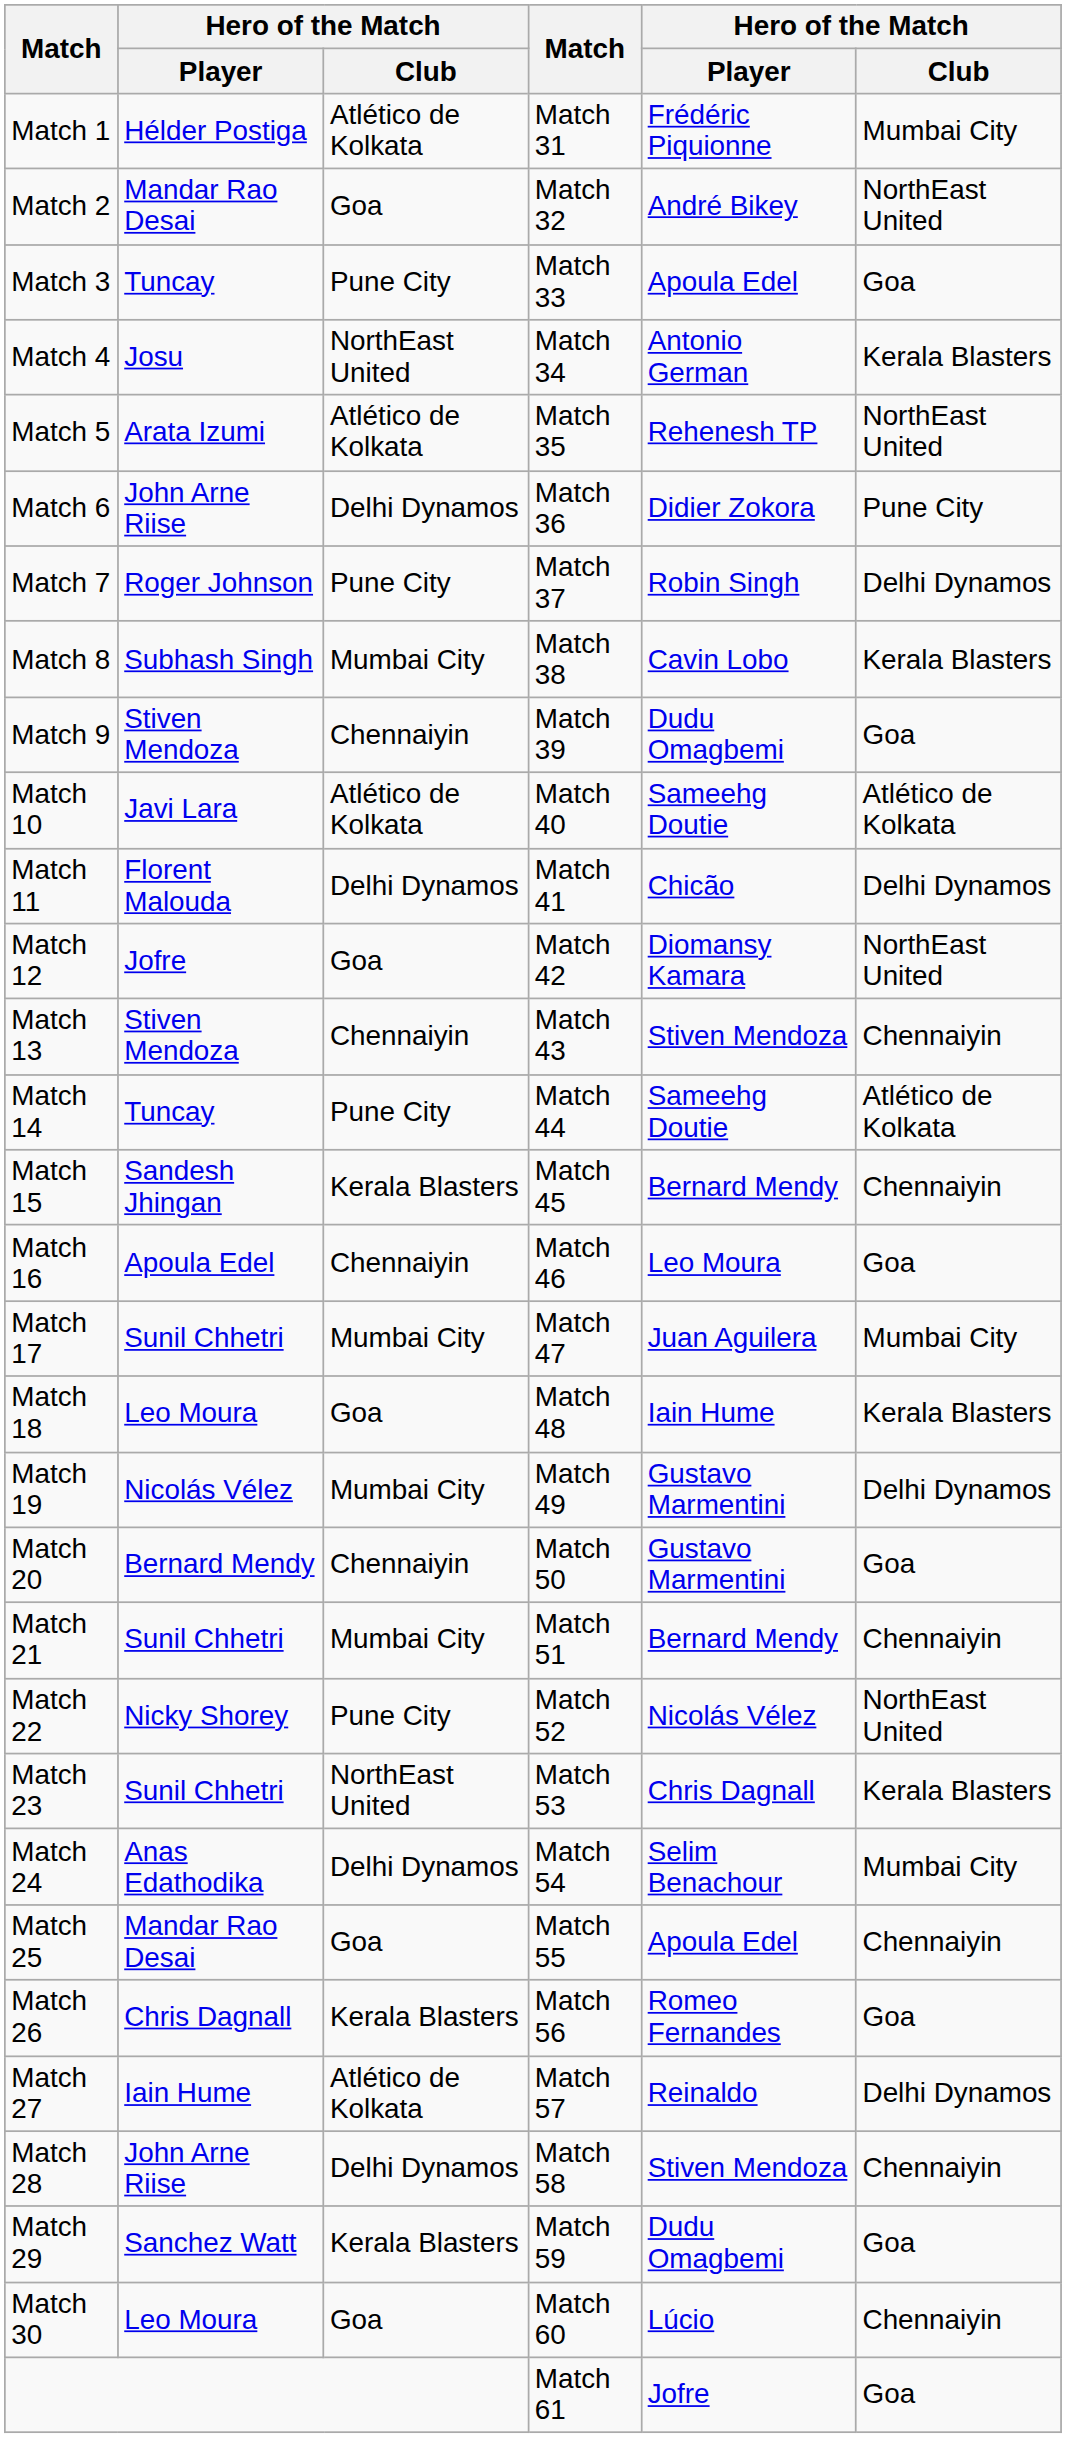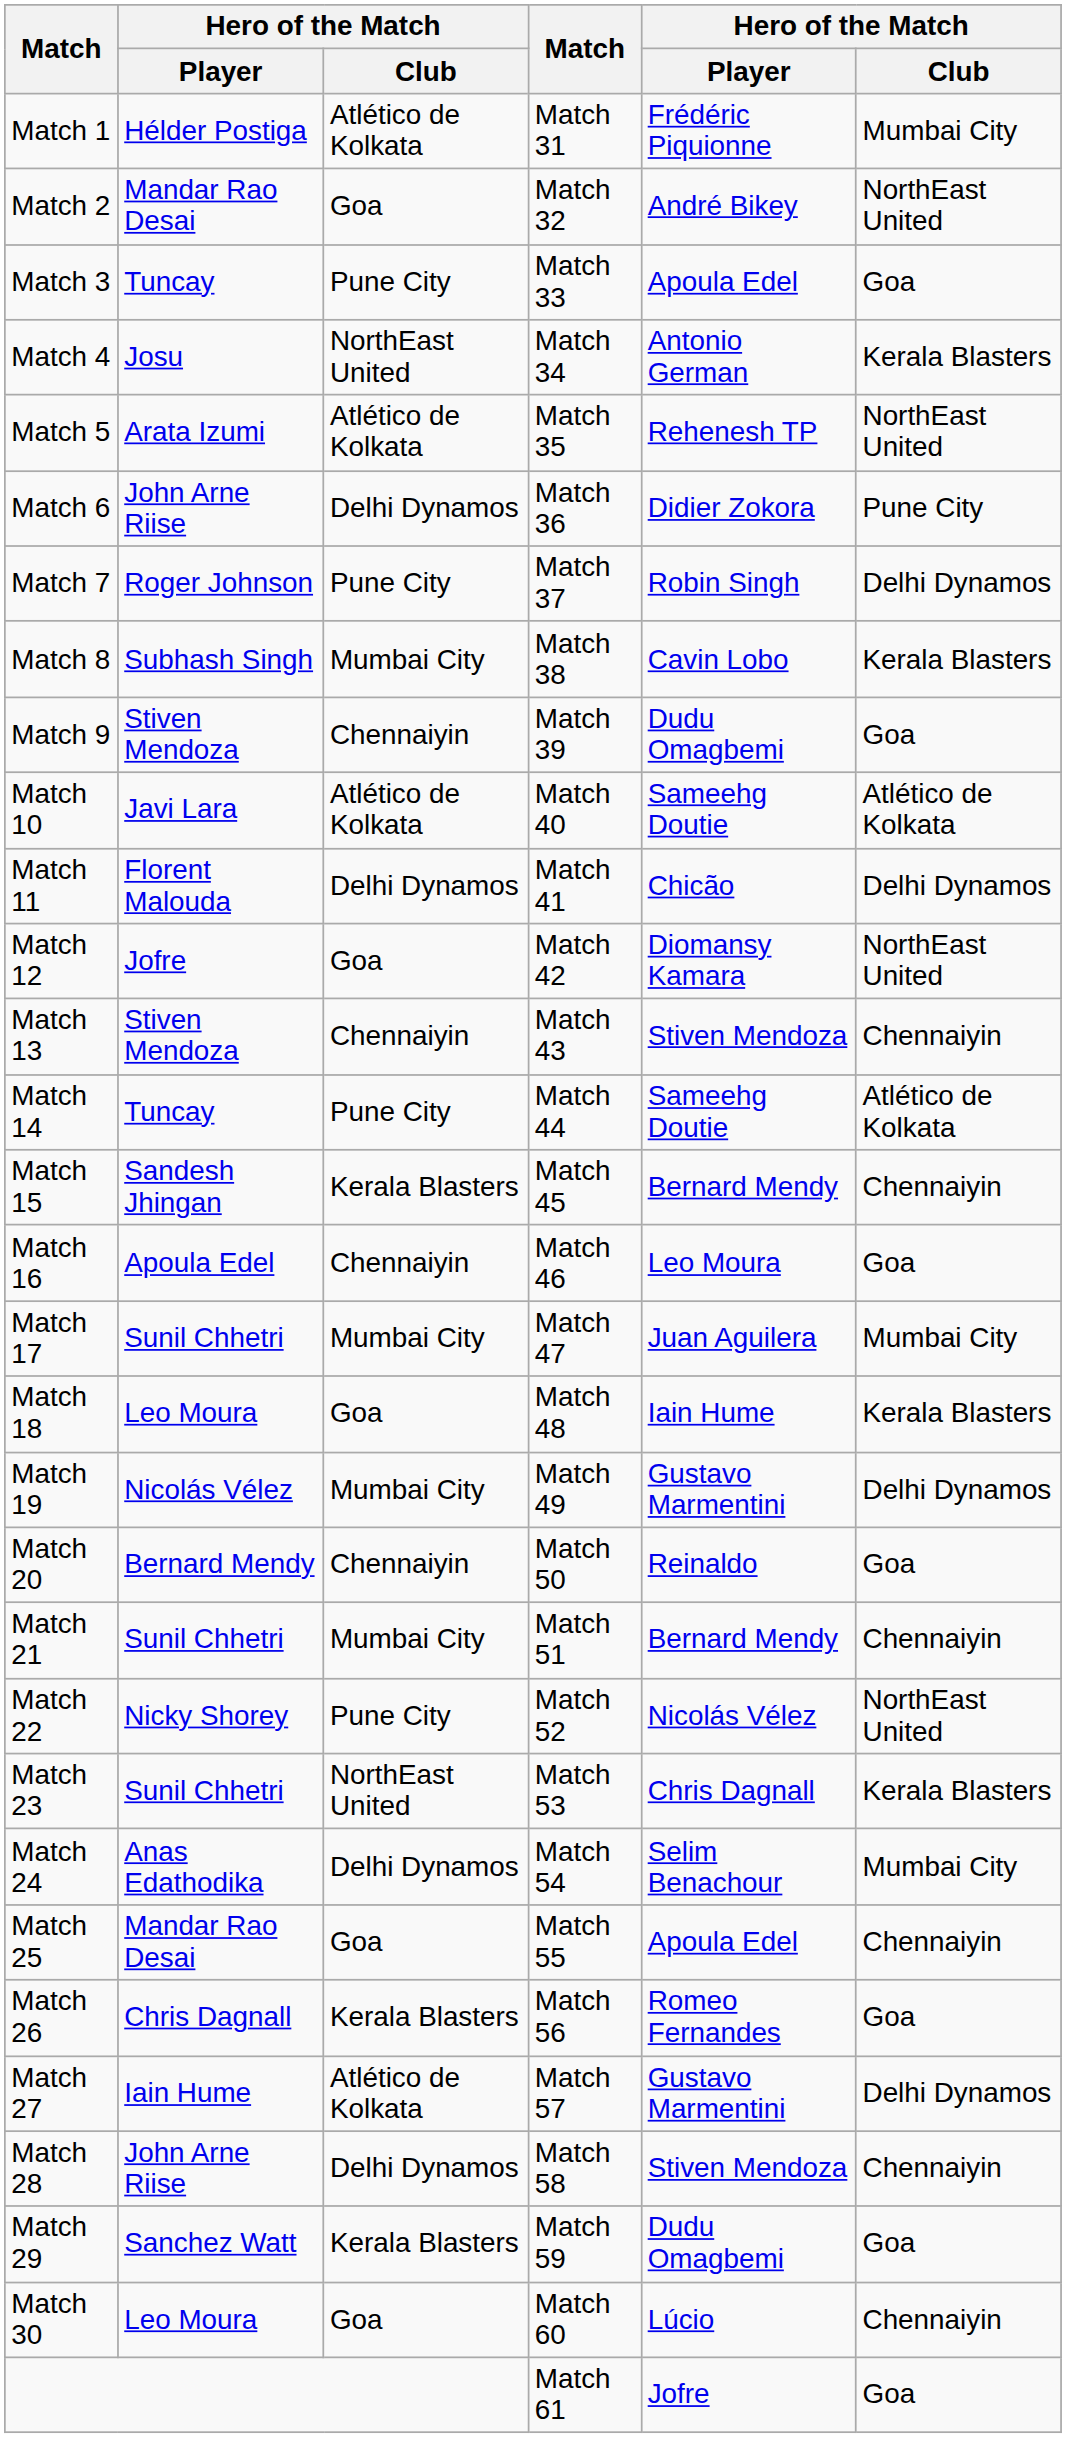(717, 1564) Gustavo Marmentini -> (703, 1564) Reinaldo
(703, 2092) Reinaldo -> (717, 2092) Gustavo Marmentini
